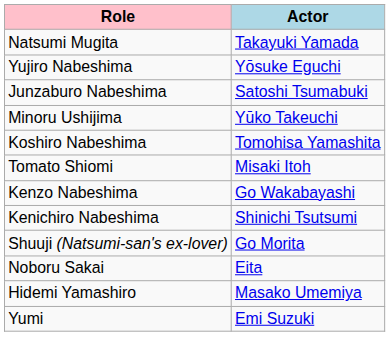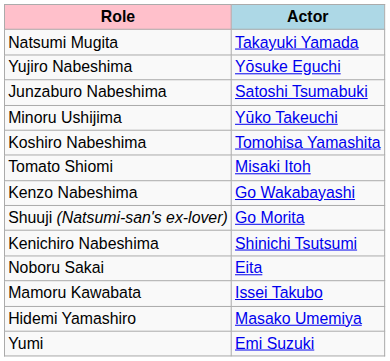rows swapped: (83, 218) <-> (118, 243)
+ row: (75, 293)
